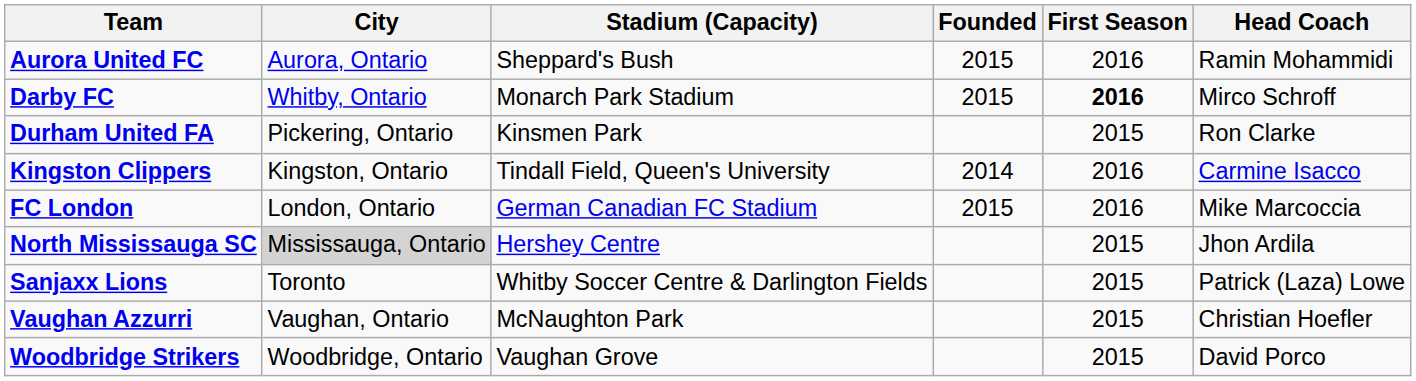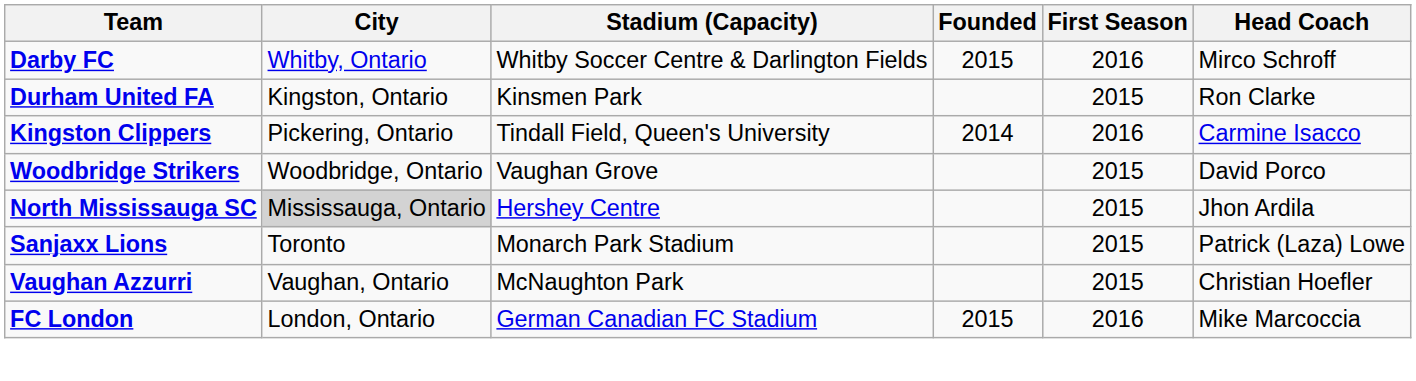- row: (107, 60)
(615, 97) Monarch Park Stadium -> (712, 60) Whitby Soccer Centre & Darlington Fields
(1118, 97) bold -> (1118, 60) normal
(360, 134) Pickering, Ontario -> (358, 97) Kingston, Ontario
(358, 171) Kingston, Ontario -> (360, 134) Pickering, Ontario
rows swapped: (72, 208) <-> (125, 356)
(712, 282) Whitby Soccer Centre & Darlington Fields -> (615, 245) Monarch Park Stadium
